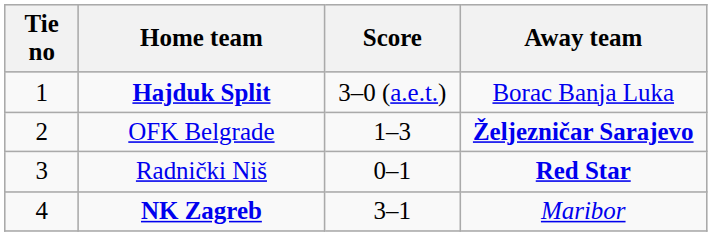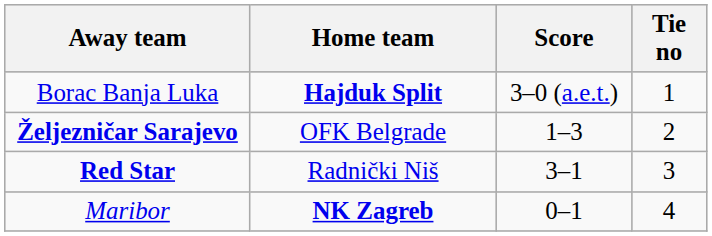columns swapped: (42, 38) <-> (583, 38)
(392, 171) 0–1 -> (564, 171) 3–1
(392, 210) 3–1 -> (564, 210) 0–1
